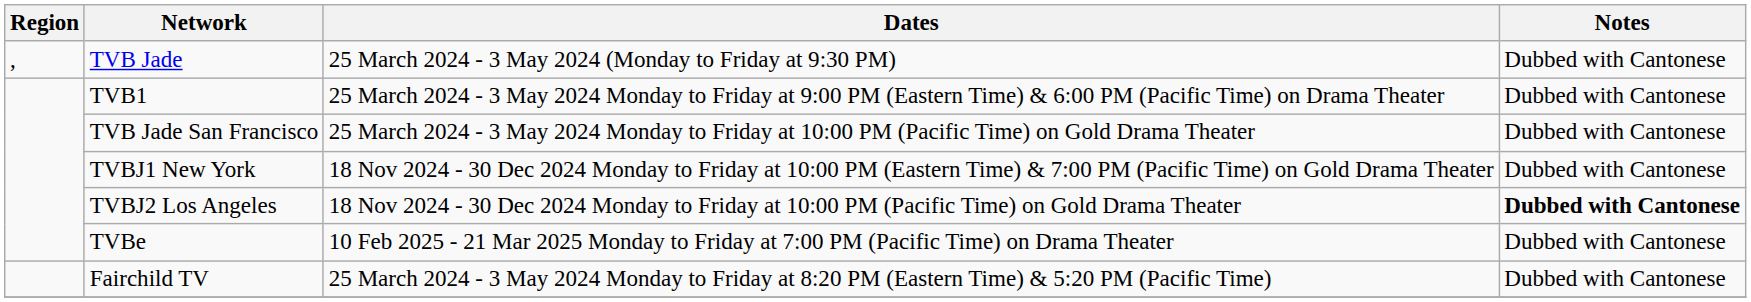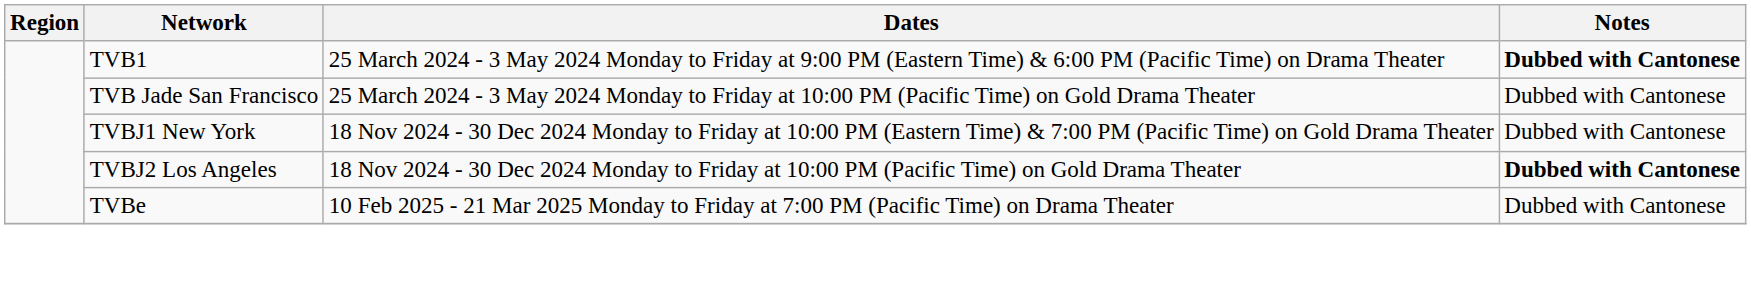- row: (136, 59)
(1615, 95) normal -> (1622, 59) bold
- row: (149, 278)
